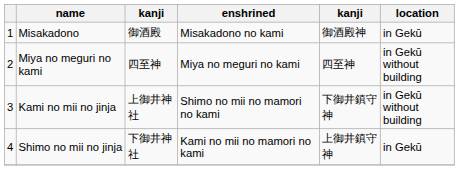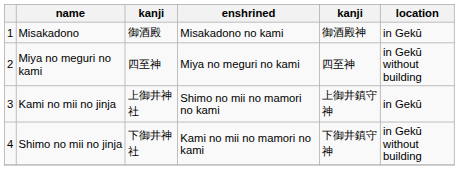(350, 107) 下御井鎮守神 -> (350, 104) 上御井鎮守神
(402, 108) in Gekū without building -> (402, 104) in Gekū
(350, 146) 上御井鎮守神 -> (350, 143) 下御井鎮守神
(402, 147) in Gekū -> (402, 144) in Gekū without building
